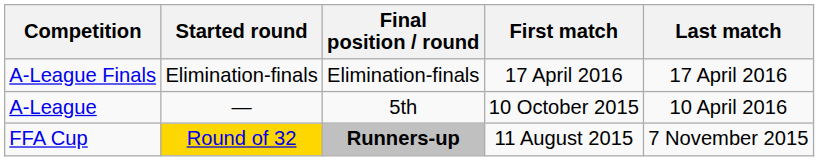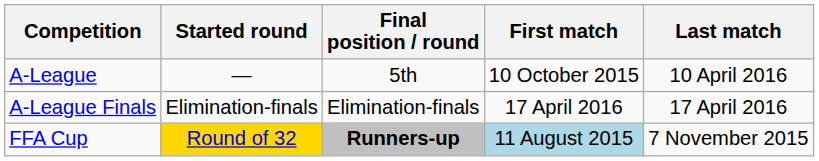rows swapped: (53, 107) <-> (83, 75)
(564, 139) no background -> (564, 139) lightblue background
